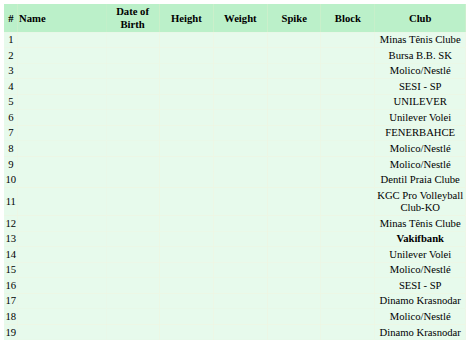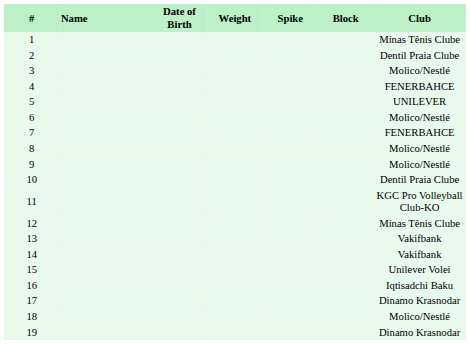- column: (186, 18)
(420, 55) Bursa B.B. SK -> (420, 55) Dentil Praia Clube
(420, 86) SESI - SP -> (420, 86) FENERBAHCE
(420, 117) Unilever Volei -> (420, 117) Molico/Nestlé
(420, 239) bold -> (420, 239) normal
(420, 254) Unilever Volei -> (420, 254) Vakifbank
(420, 270) Molico/Nestlé -> (420, 270) Unilever Volei
(420, 285) SESI - SP -> (420, 285) Iqtisadchi Baku
